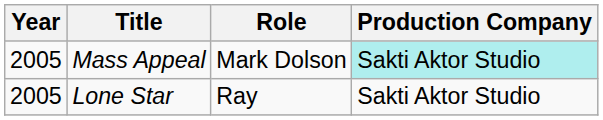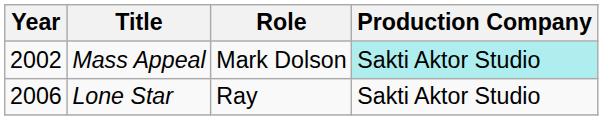(36, 59) 2005 -> (36, 59) 2002
(36, 96) 2005 -> (36, 96) 2006
